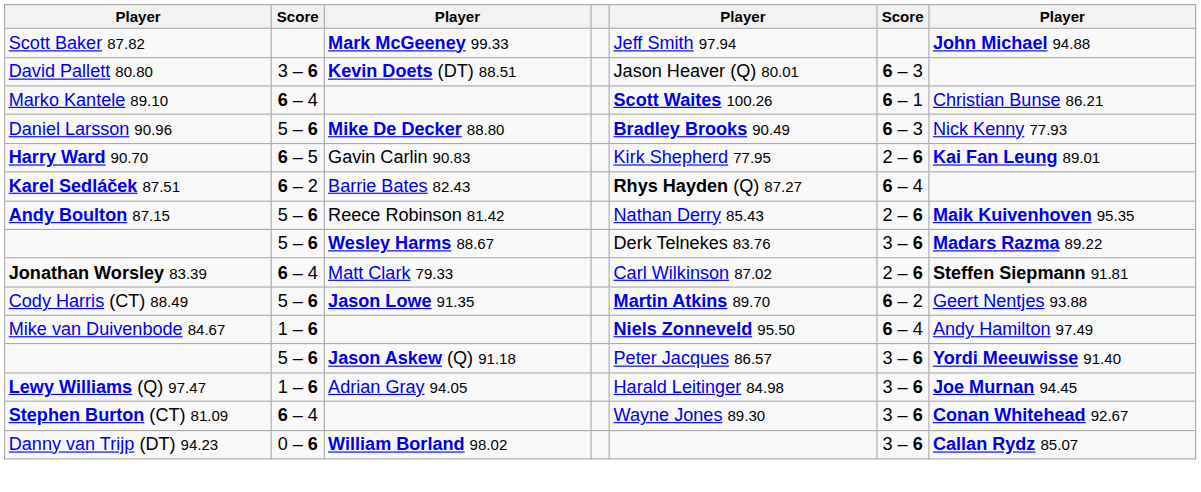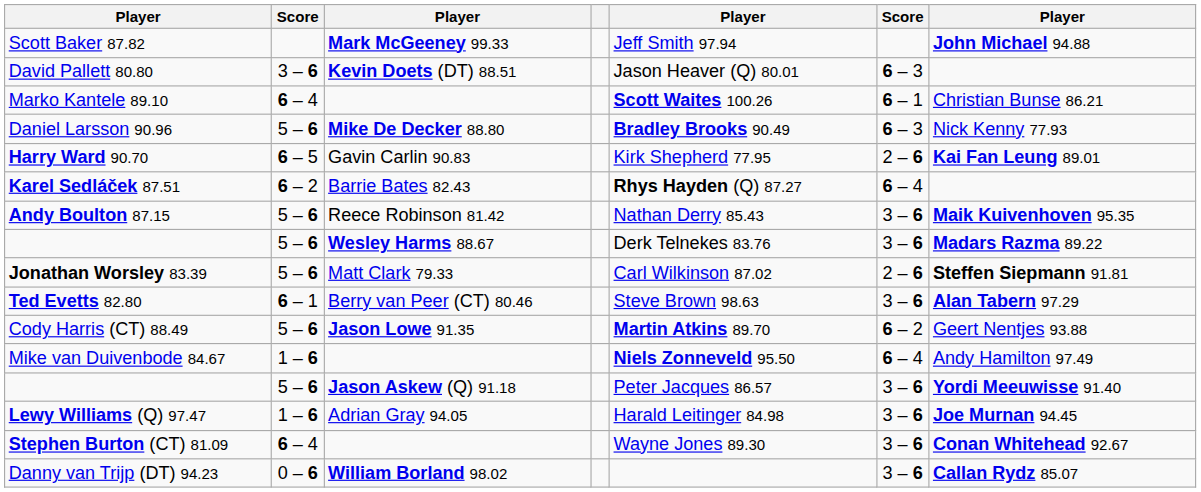(903, 214) 2 – 6 -> (903, 214) 3 – 6
(298, 272) 6 – 4 -> (298, 272) 5 – 6
+ row: (75, 300)
